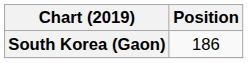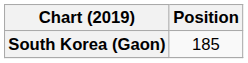(206, 44) 186 -> (206, 44) 185
